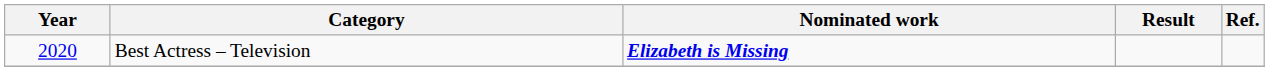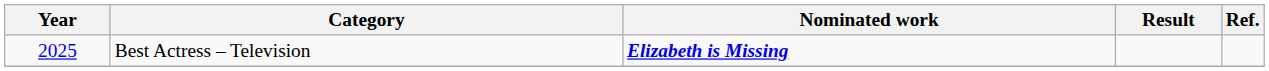(57, 50) 2020 -> (57, 50) 2025
